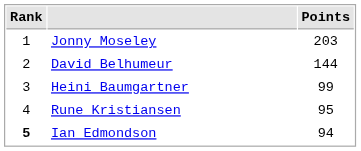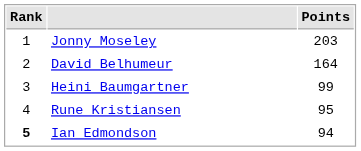(326, 65) 144 -> (326, 65) 164
